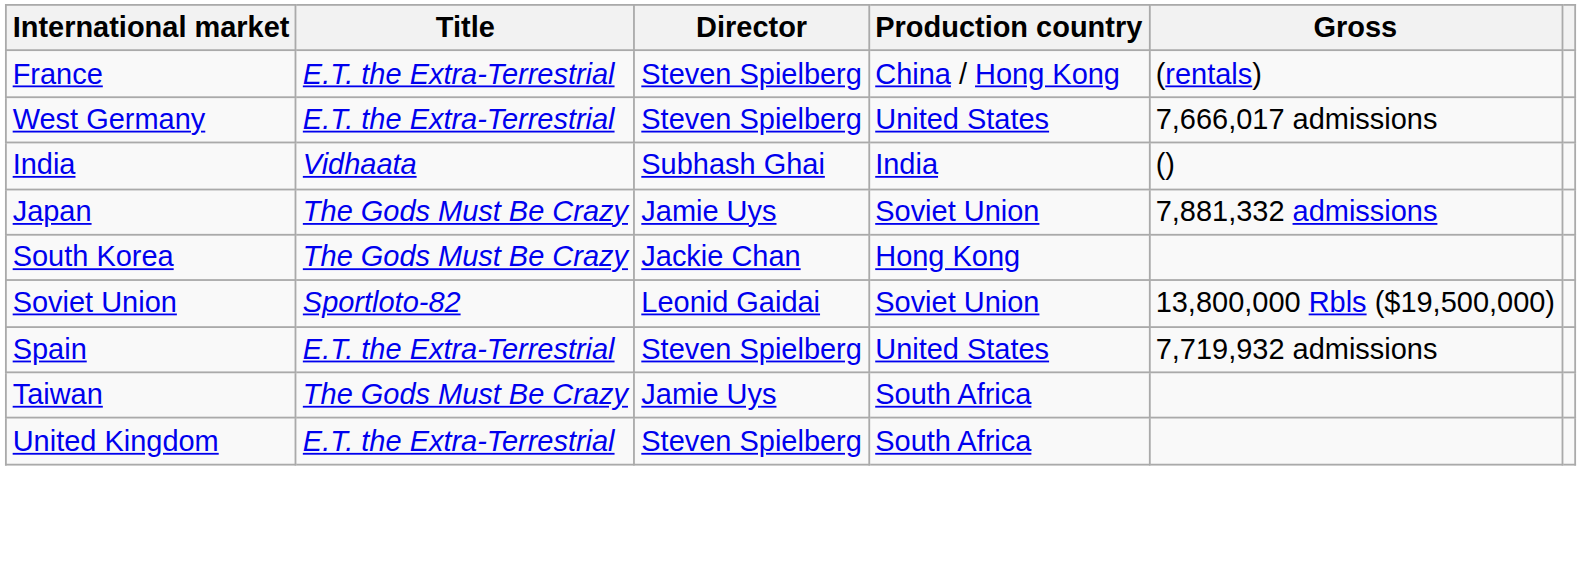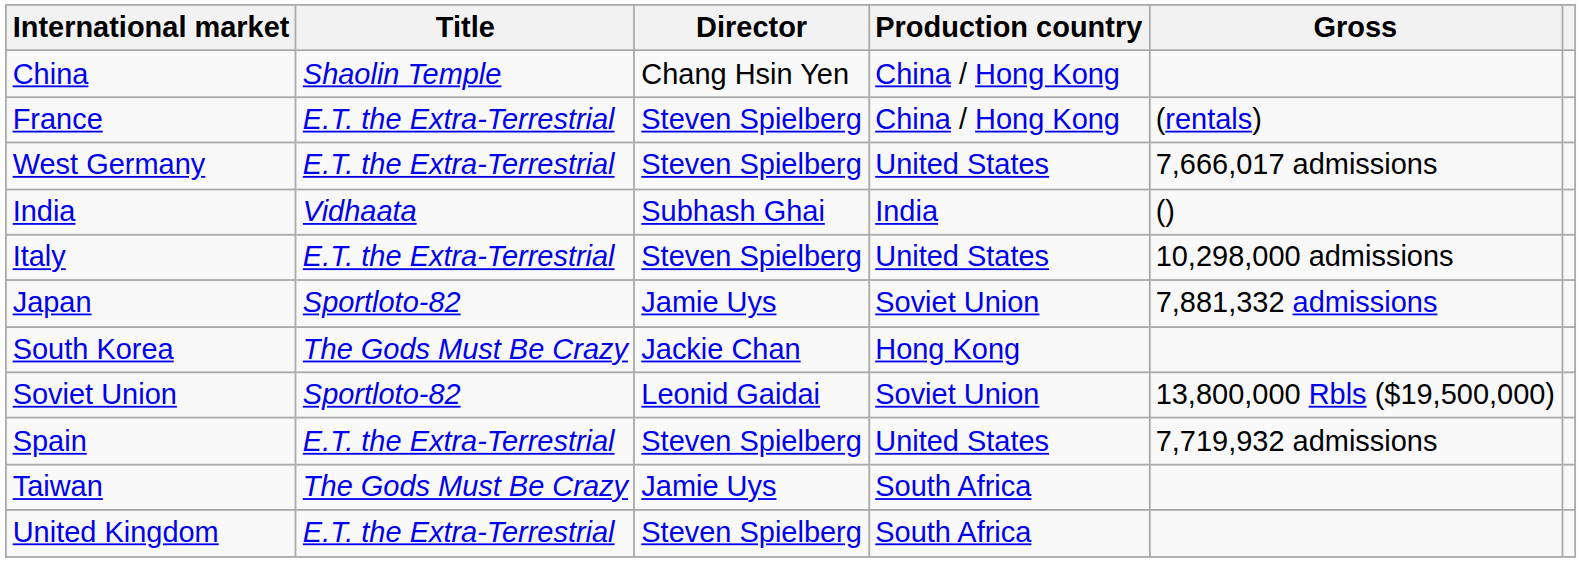+ row: (51, 73)
+ row: (39, 257)
(465, 211) The Gods Must Be Crazy -> (382, 303) Sportloto-82
